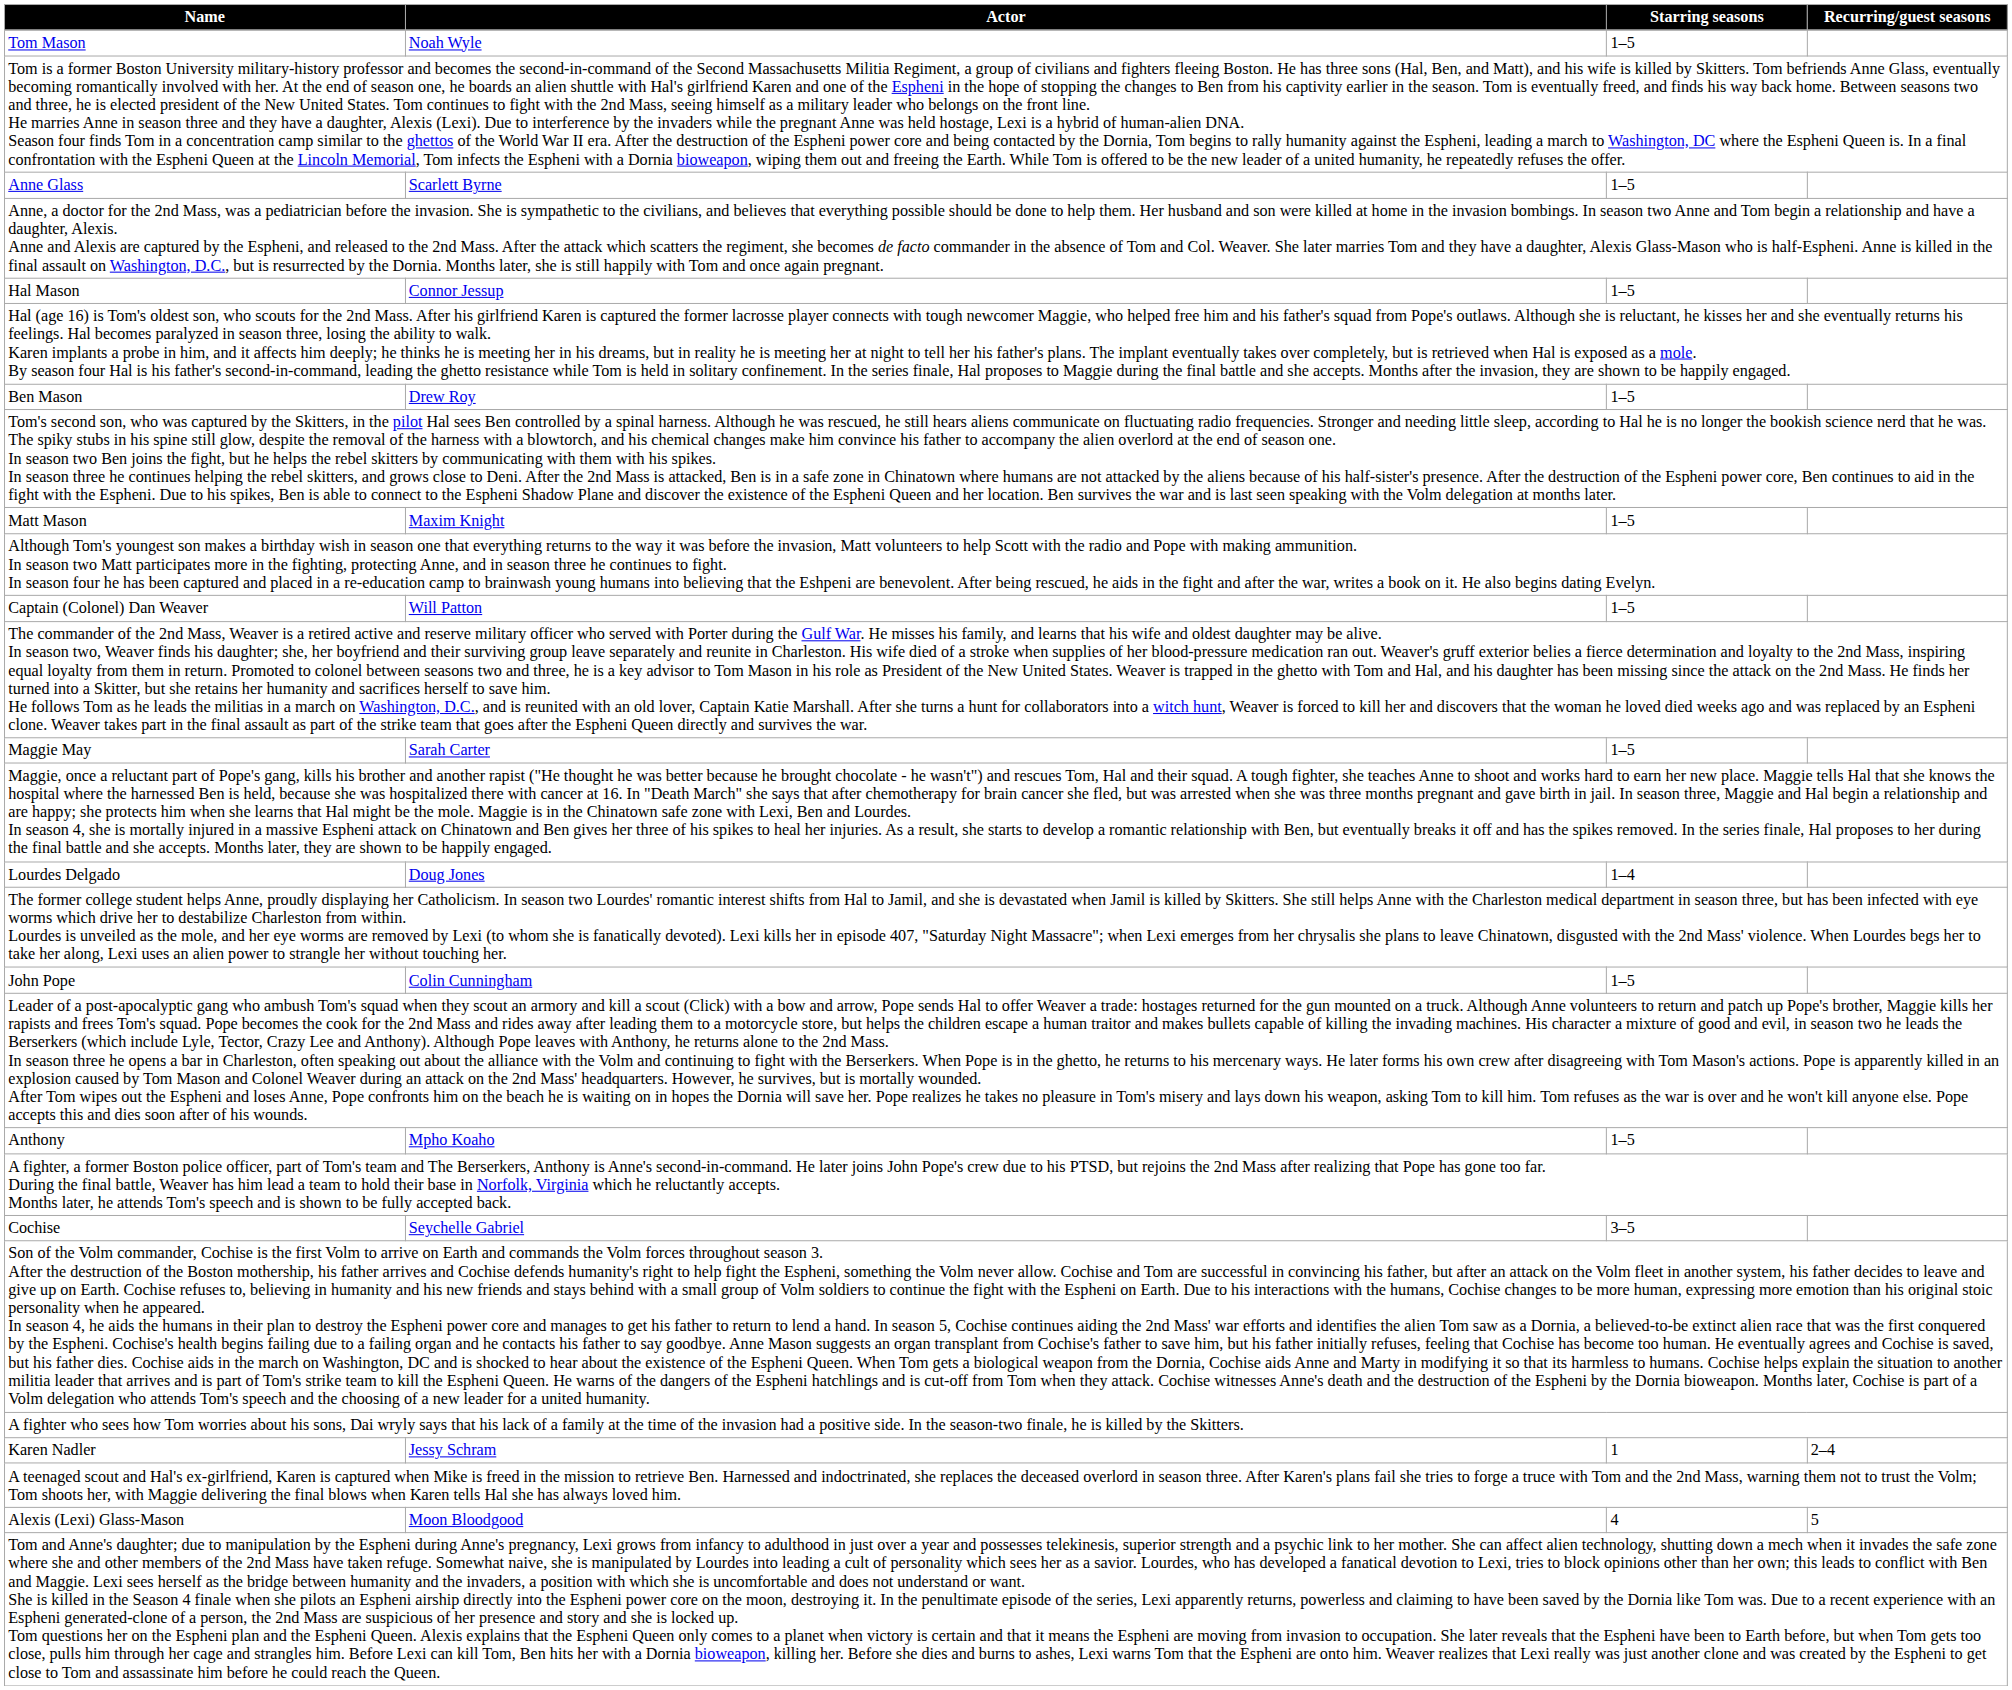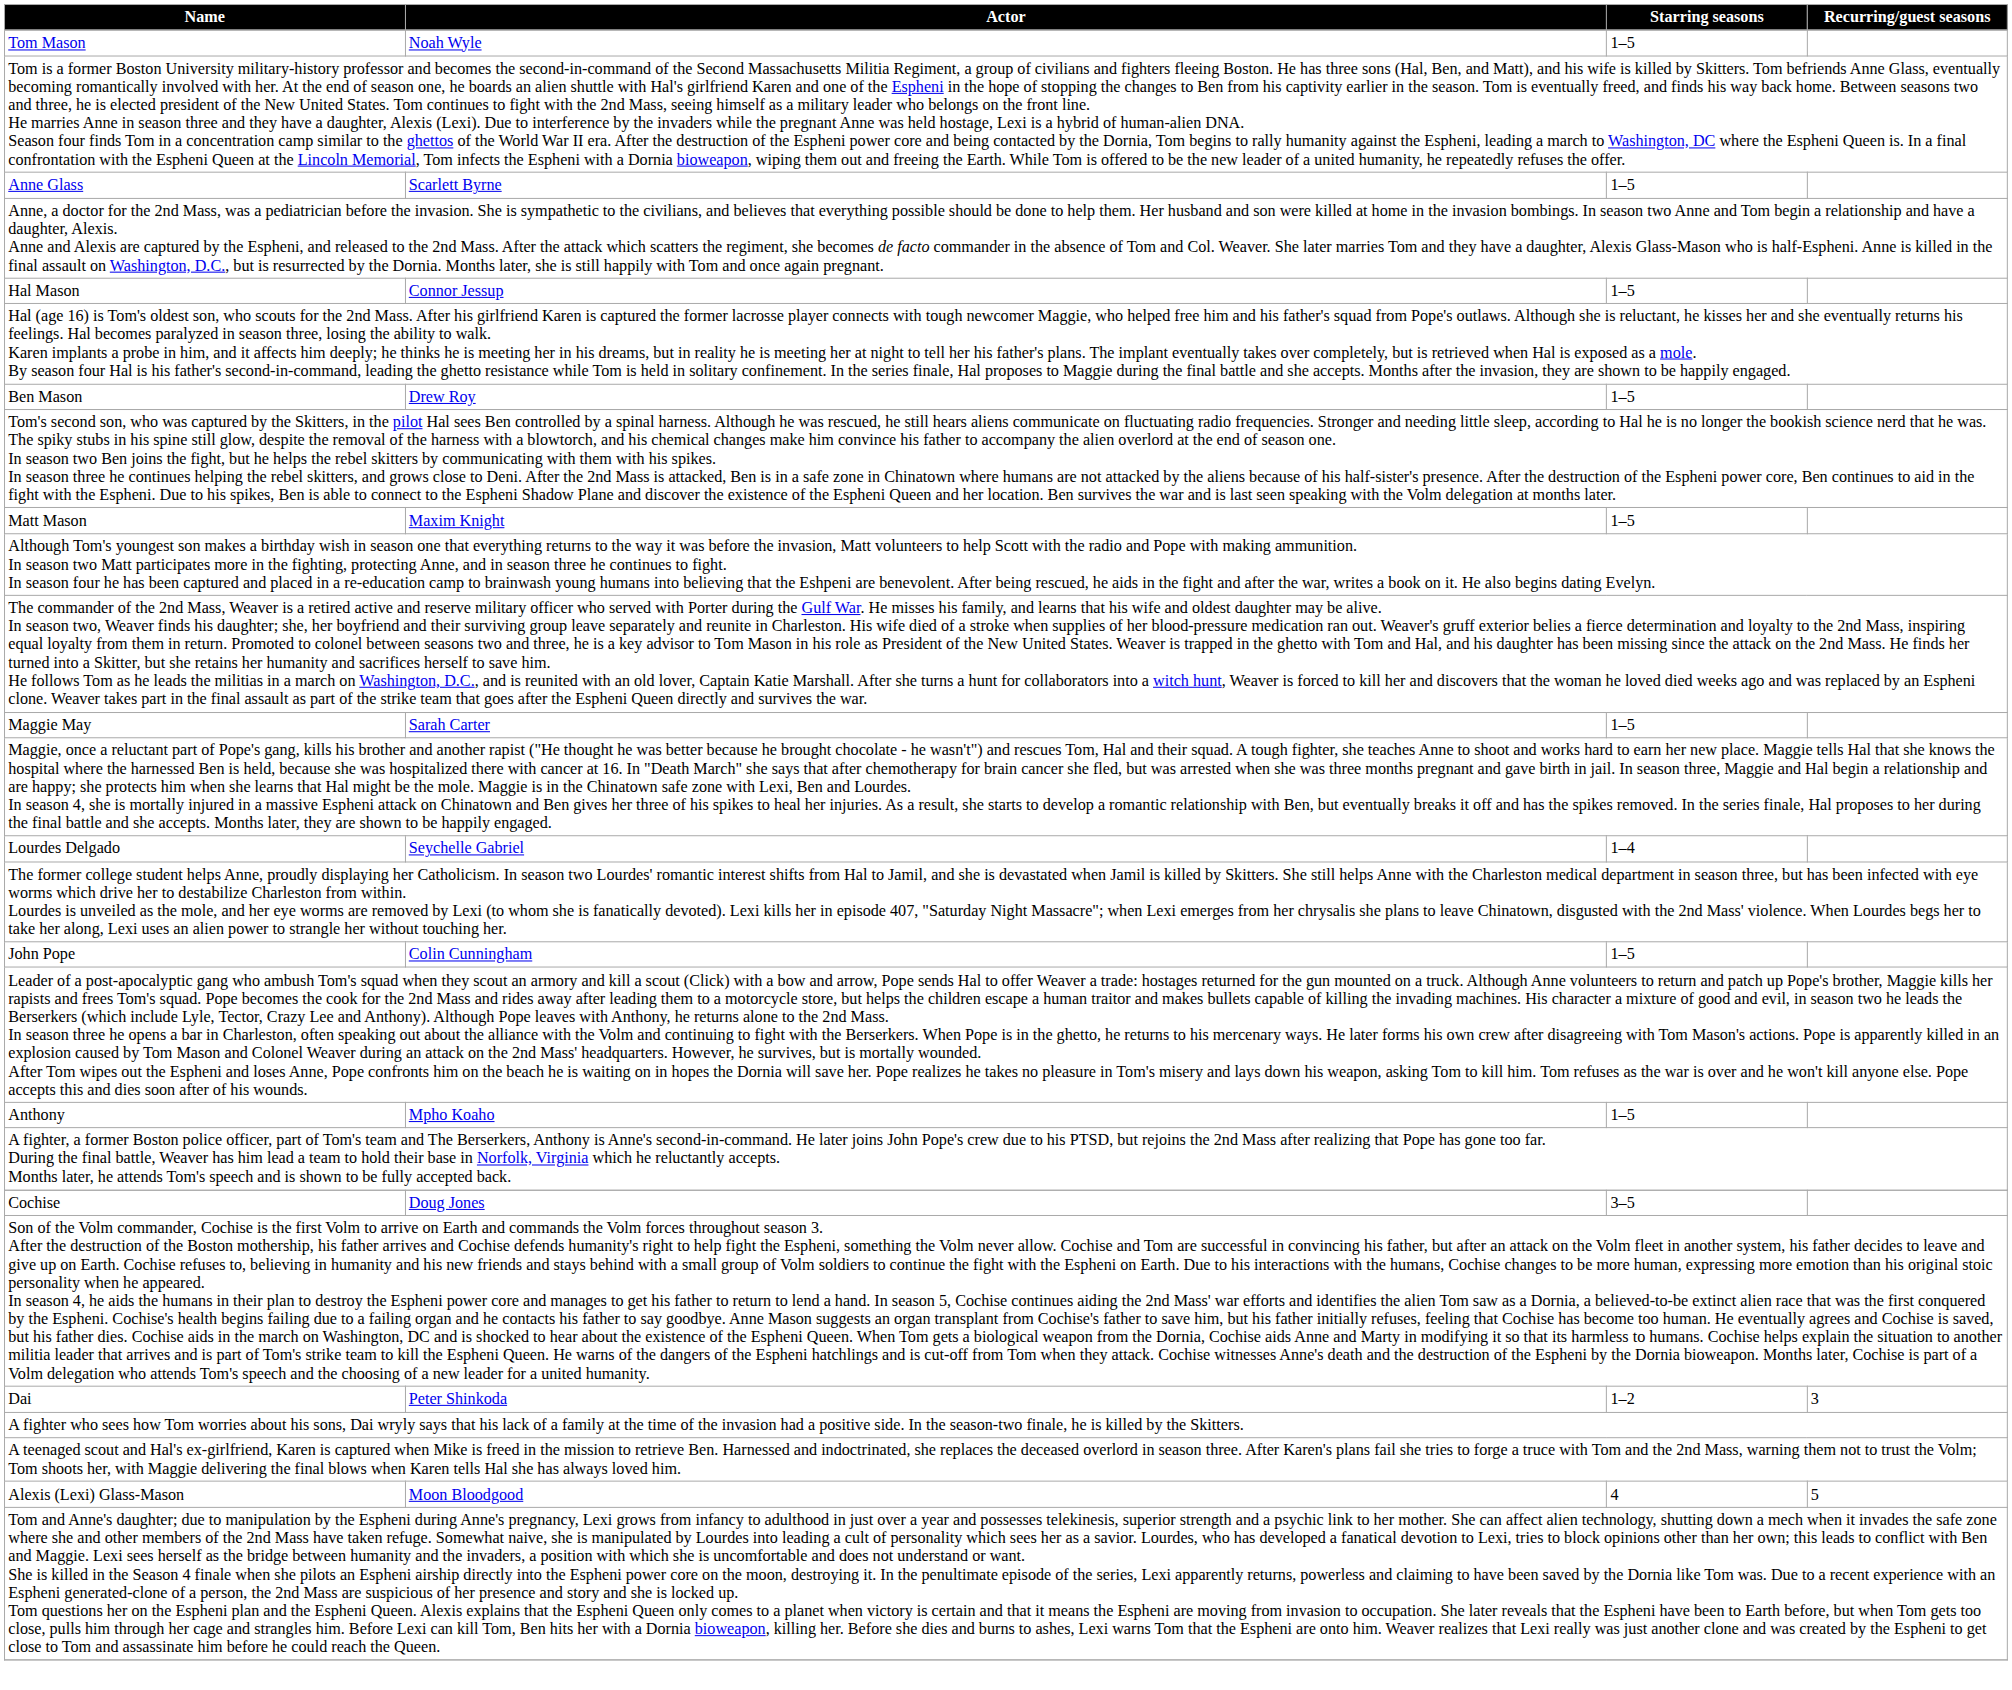- row: (108, 608)
(447, 874) Doug Jones -> (466, 848) Seychelle Gabriel
(466, 1228) Seychelle Gabriel -> (447, 1202) Doug Jones
+ row: (20, 1399)
- row: (52, 1450)
